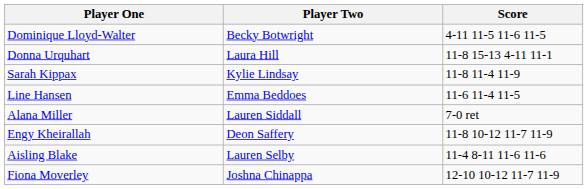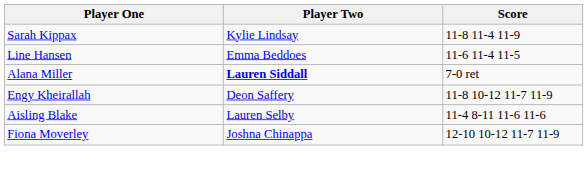- row: (71, 34)
- row: (49, 54)
(264, 114) normal -> (267, 74) bold
